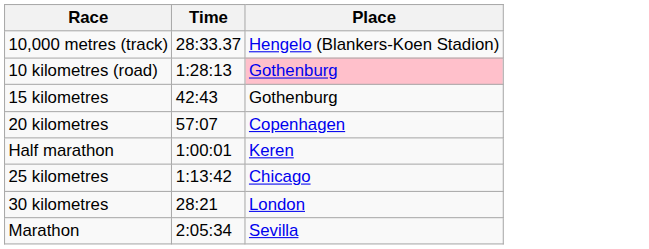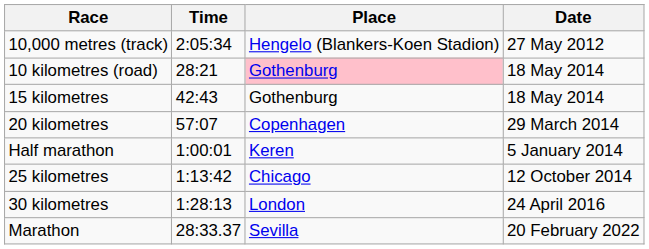+ column: (573, 17)
(209, 44) 28:33.37 -> (204, 44) 2:05:34
(204, 71) 1:28:13 -> (197, 71) 28:21
(197, 204) 28:21 -> (204, 204) 1:28:13
(204, 230) 2:05:34 -> (209, 230) 28:33.37
